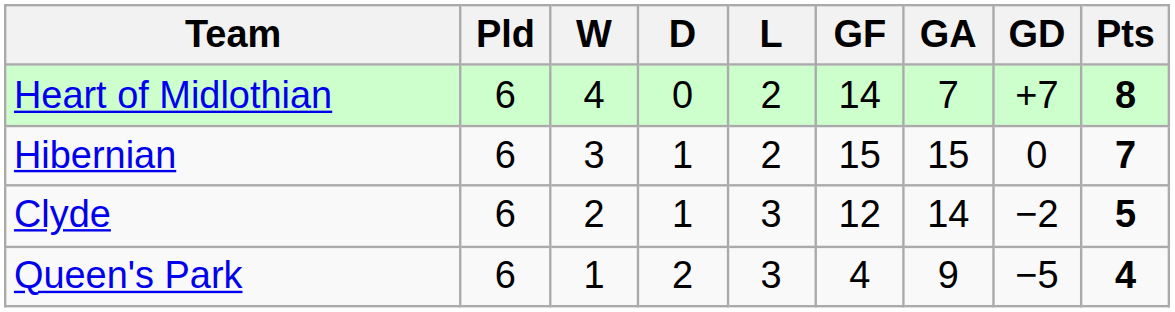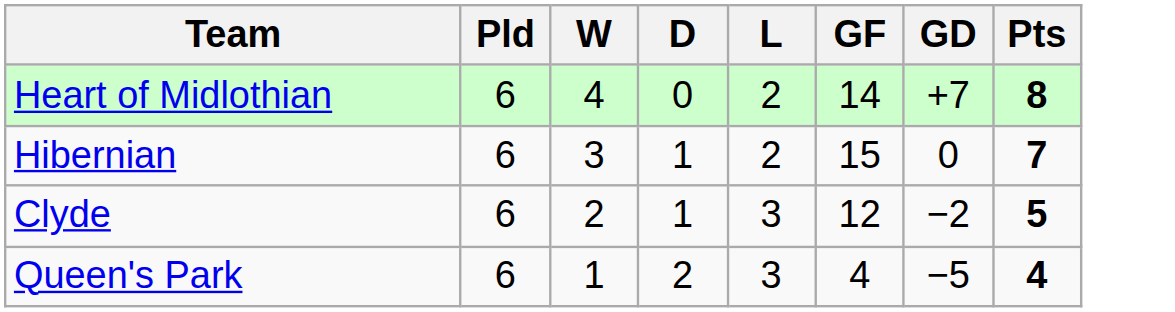- column: (948, 34)
